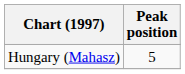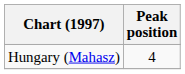(152, 56) 5 -> (152, 56) 4
